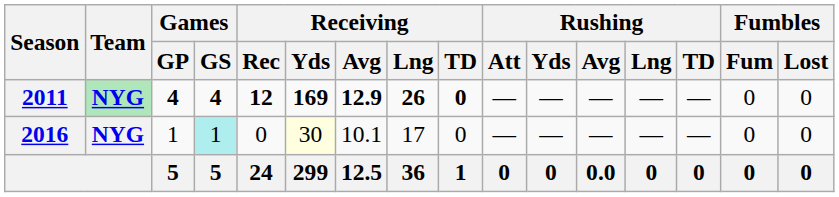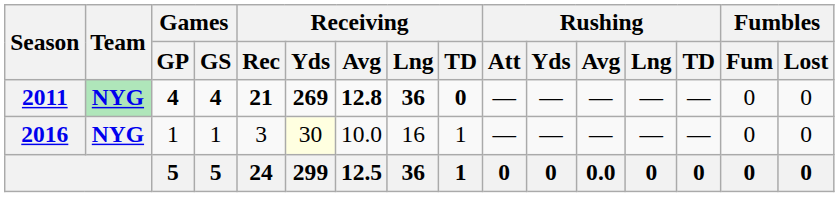(261, 97) 12 -> (261, 97) 21
(310, 97) 169 -> (310, 97) 269
(362, 97) 12.9 -> (362, 97) 12.8
(413, 97) 26 -> (413, 97) 36
(216, 135) paleturquoise background -> (216, 135) no background
(261, 135) 0 -> (261, 135) 3
(362, 135) 10.1 -> (362, 135) 10.0
(413, 135) 17 -> (413, 135) 16
(461, 135) 0 -> (461, 135) 1
